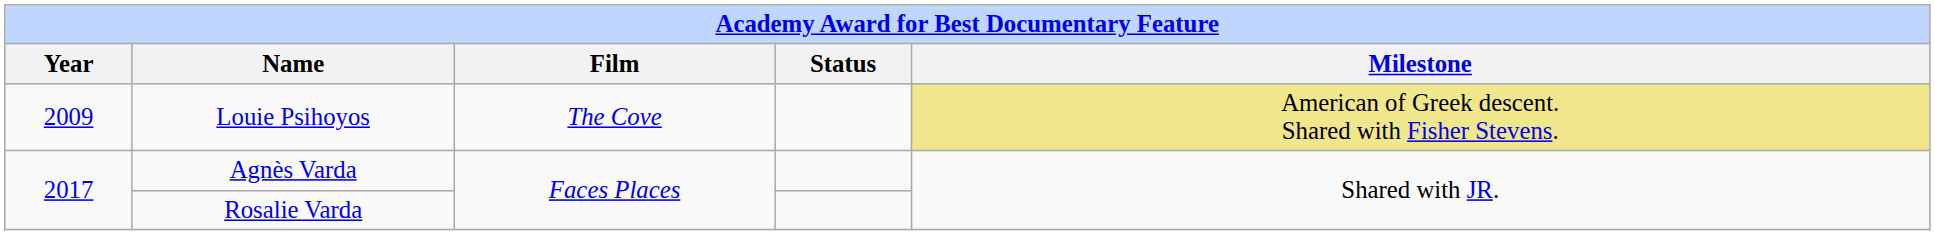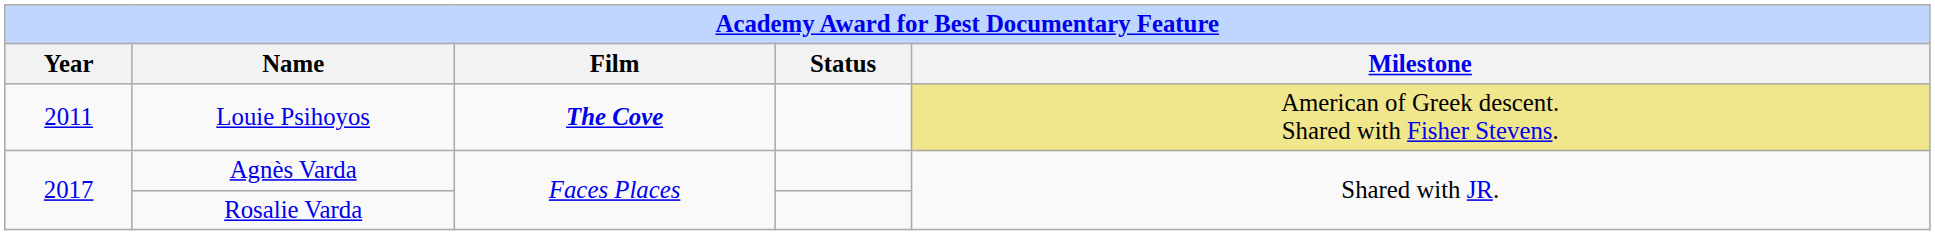(69, 116) 2009 -> (69, 116) 2011
(615, 116) normal -> (615, 116) bold
